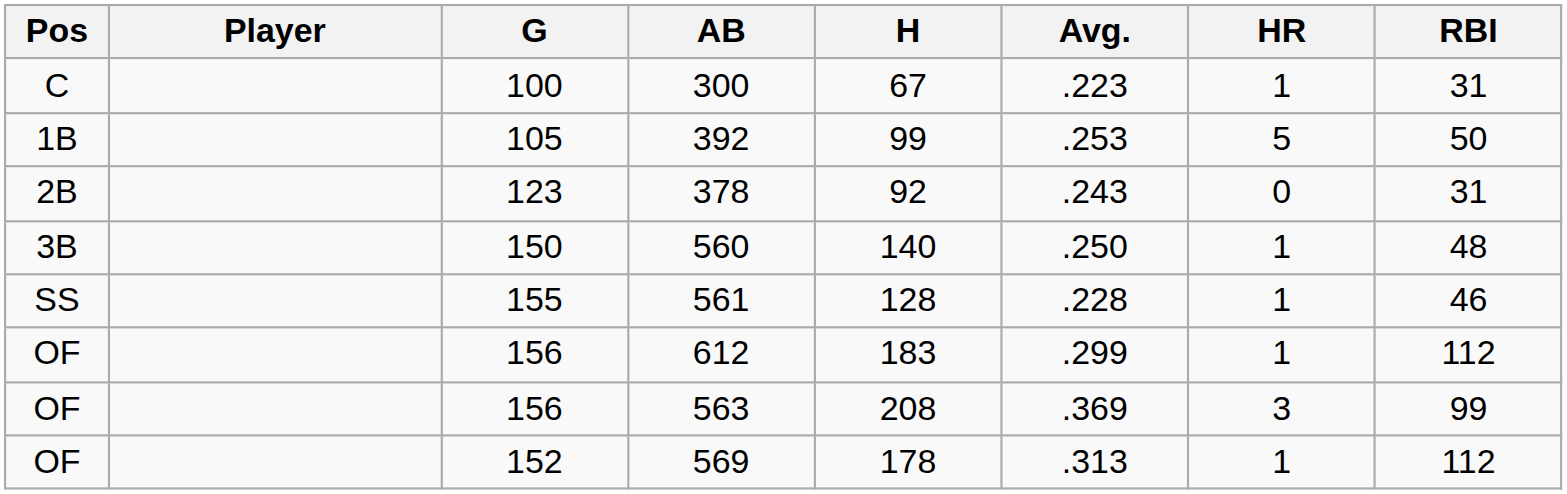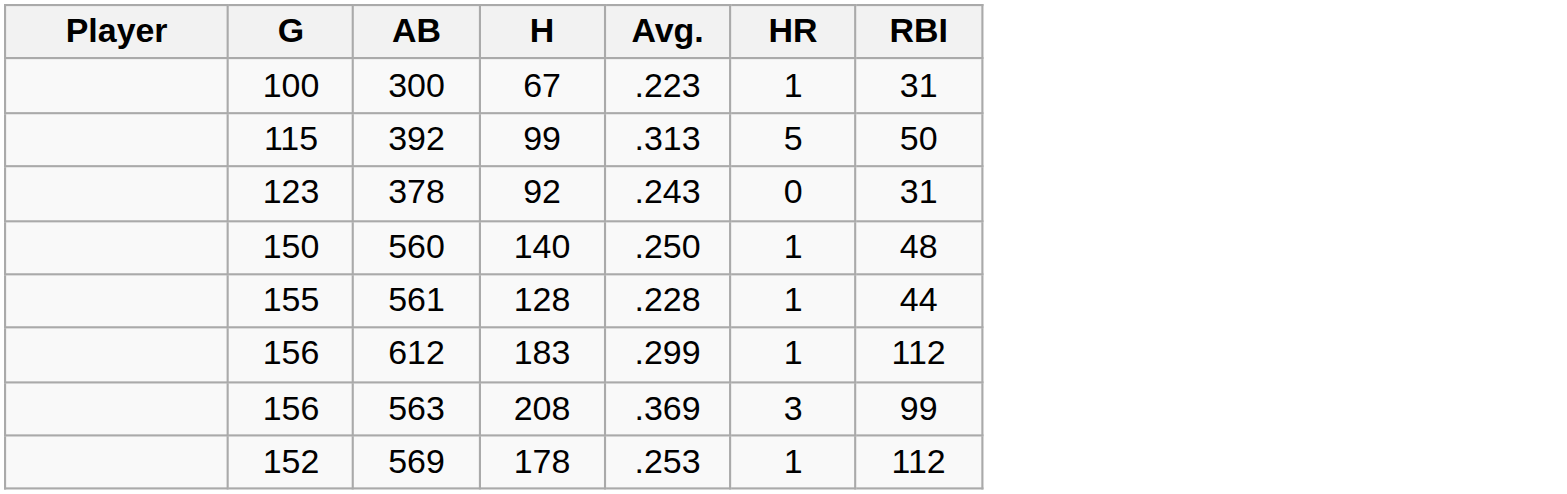- column: (57, 31)
(534, 138) 105 -> (291, 138) 115
(1095, 138) .253 -> (668, 138) .313
(1469, 300) 46 -> (919, 300) 44
(1095, 461) .313 -> (668, 461) .253
